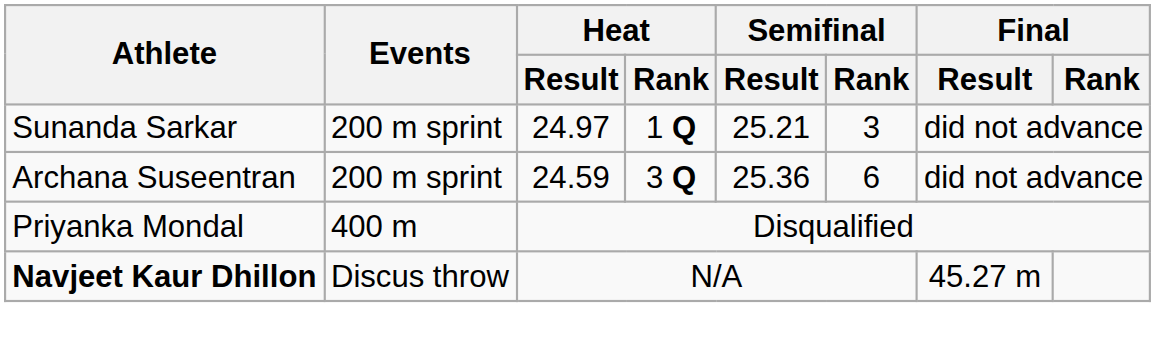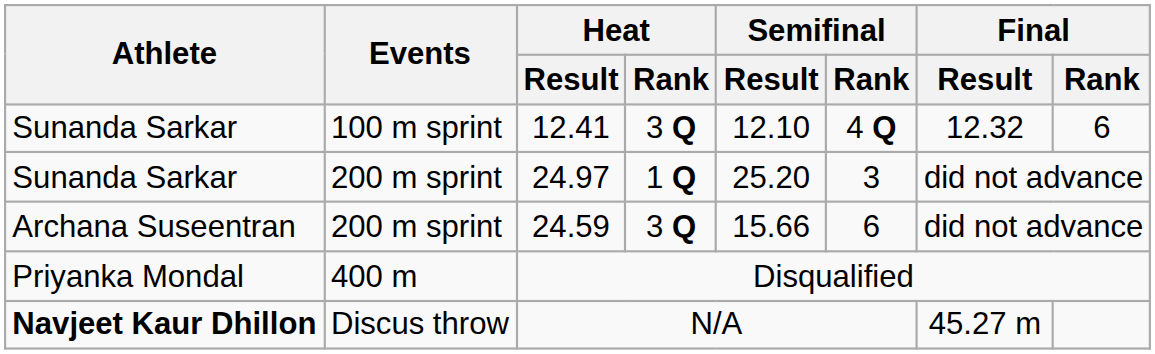+ row: (571, 128)
(771, 128) 25.21 -> (771, 177) 25.20
(771, 177) 25.36 -> (771, 227) 15.66
